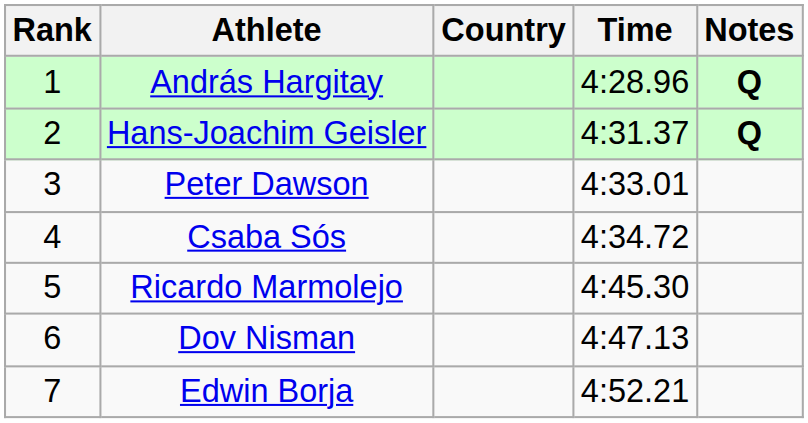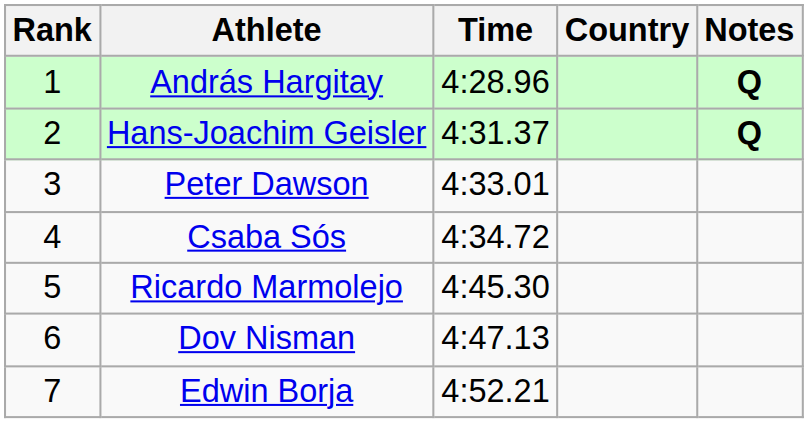columns swapped: (504, 30) <-> (635, 30)
